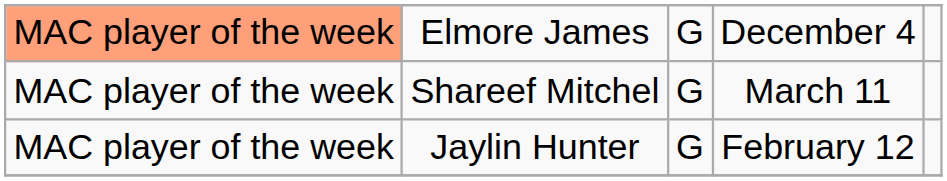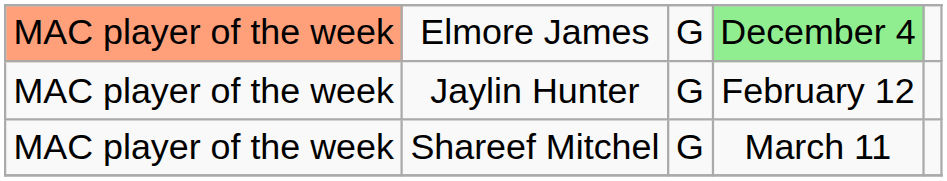(818, 32) no background -> (818, 32) lightgreen background
rows swapped: (535, 146) <-> (535, 89)
